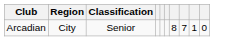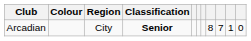+ column: (66, 12)
(121, 28) normal -> (157, 28) bold
